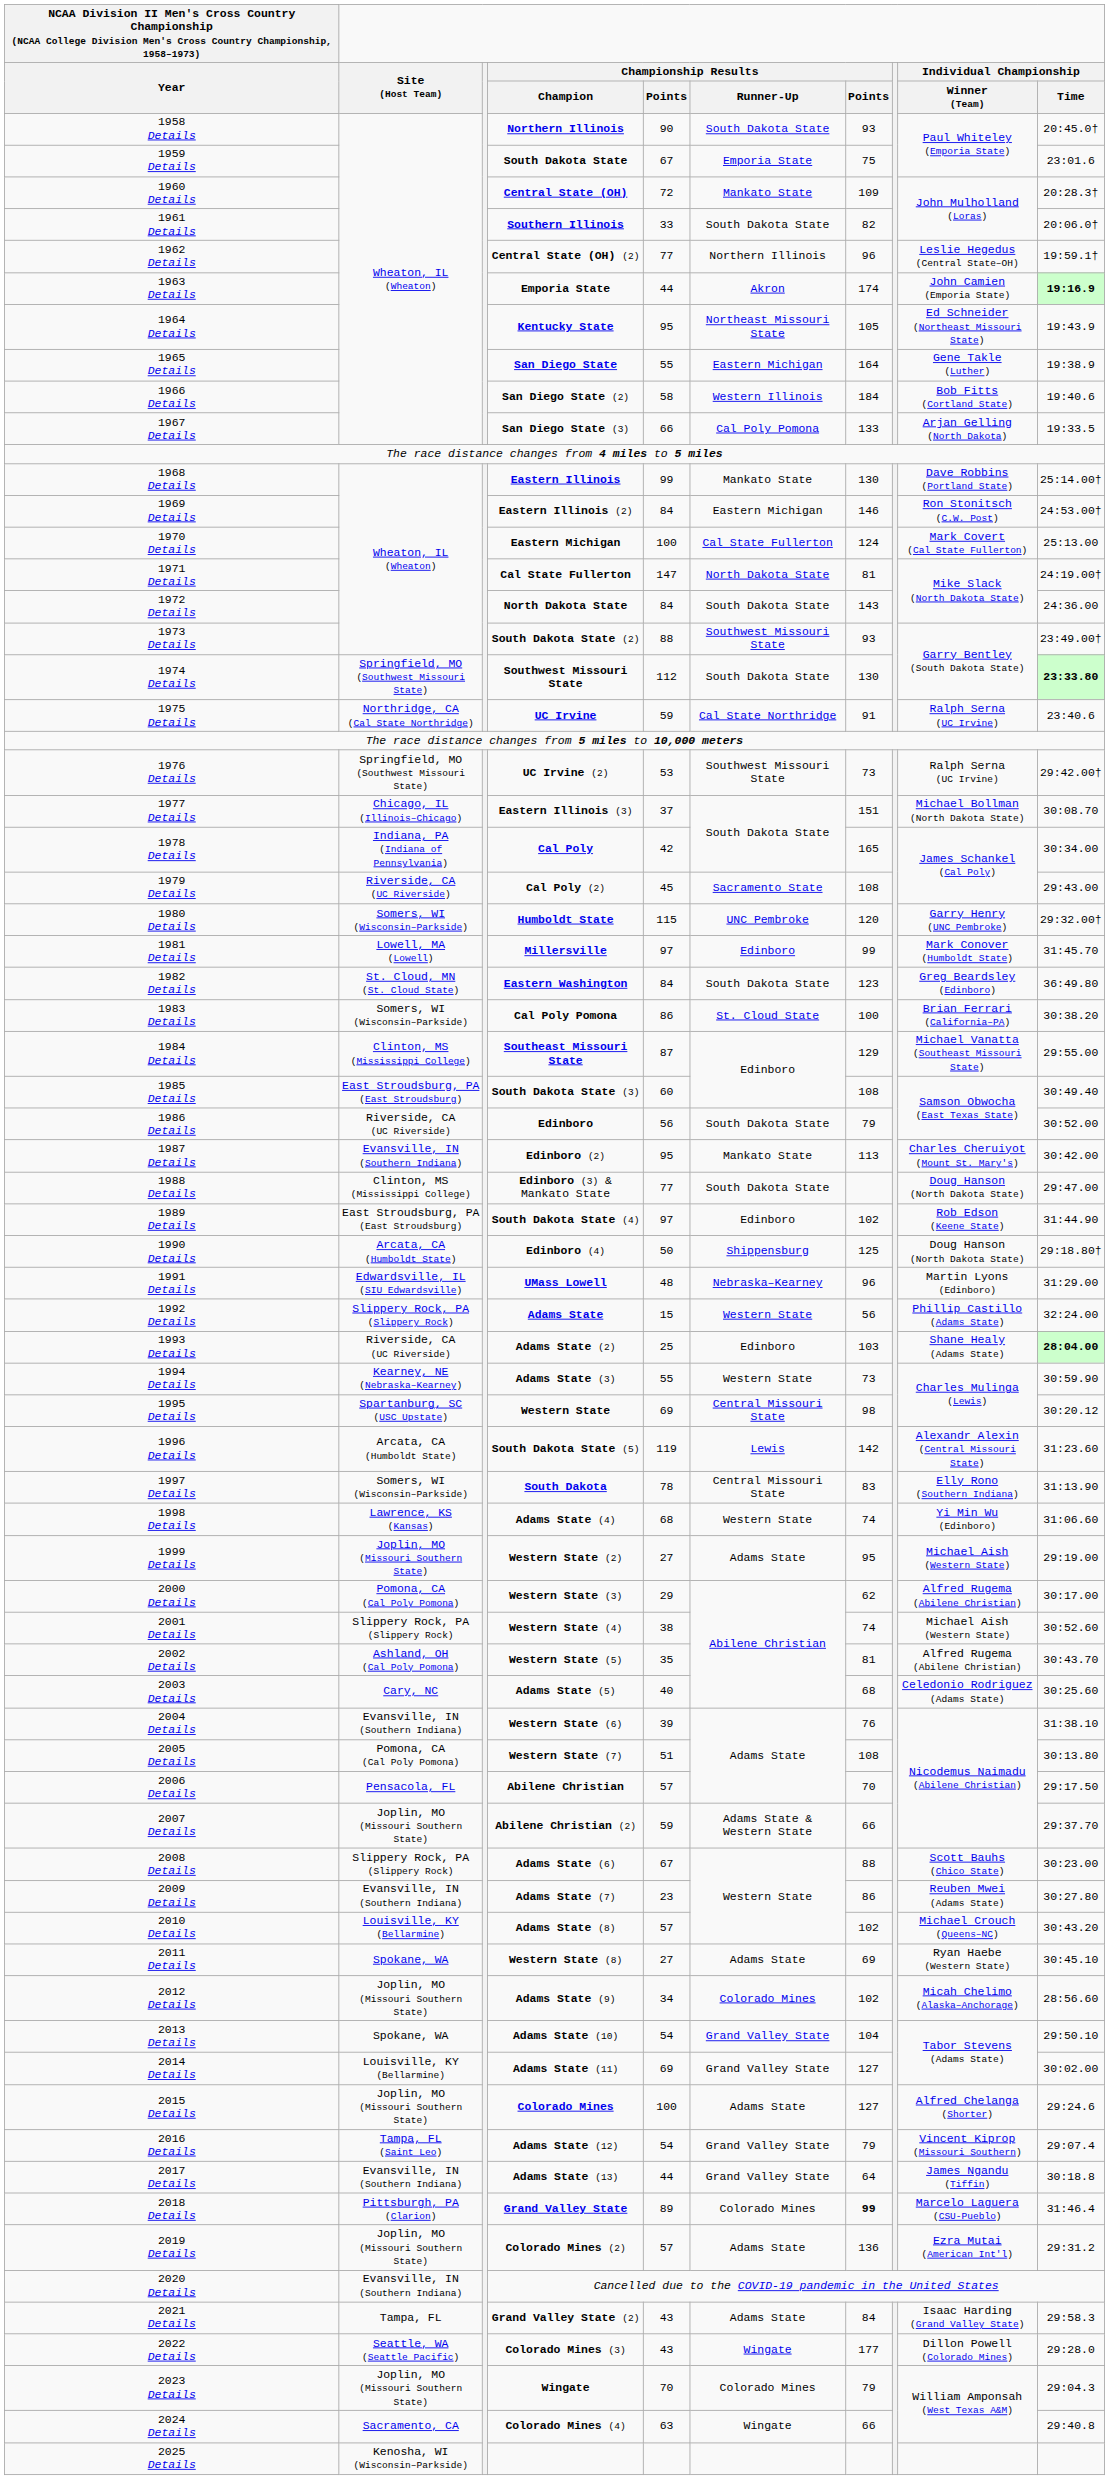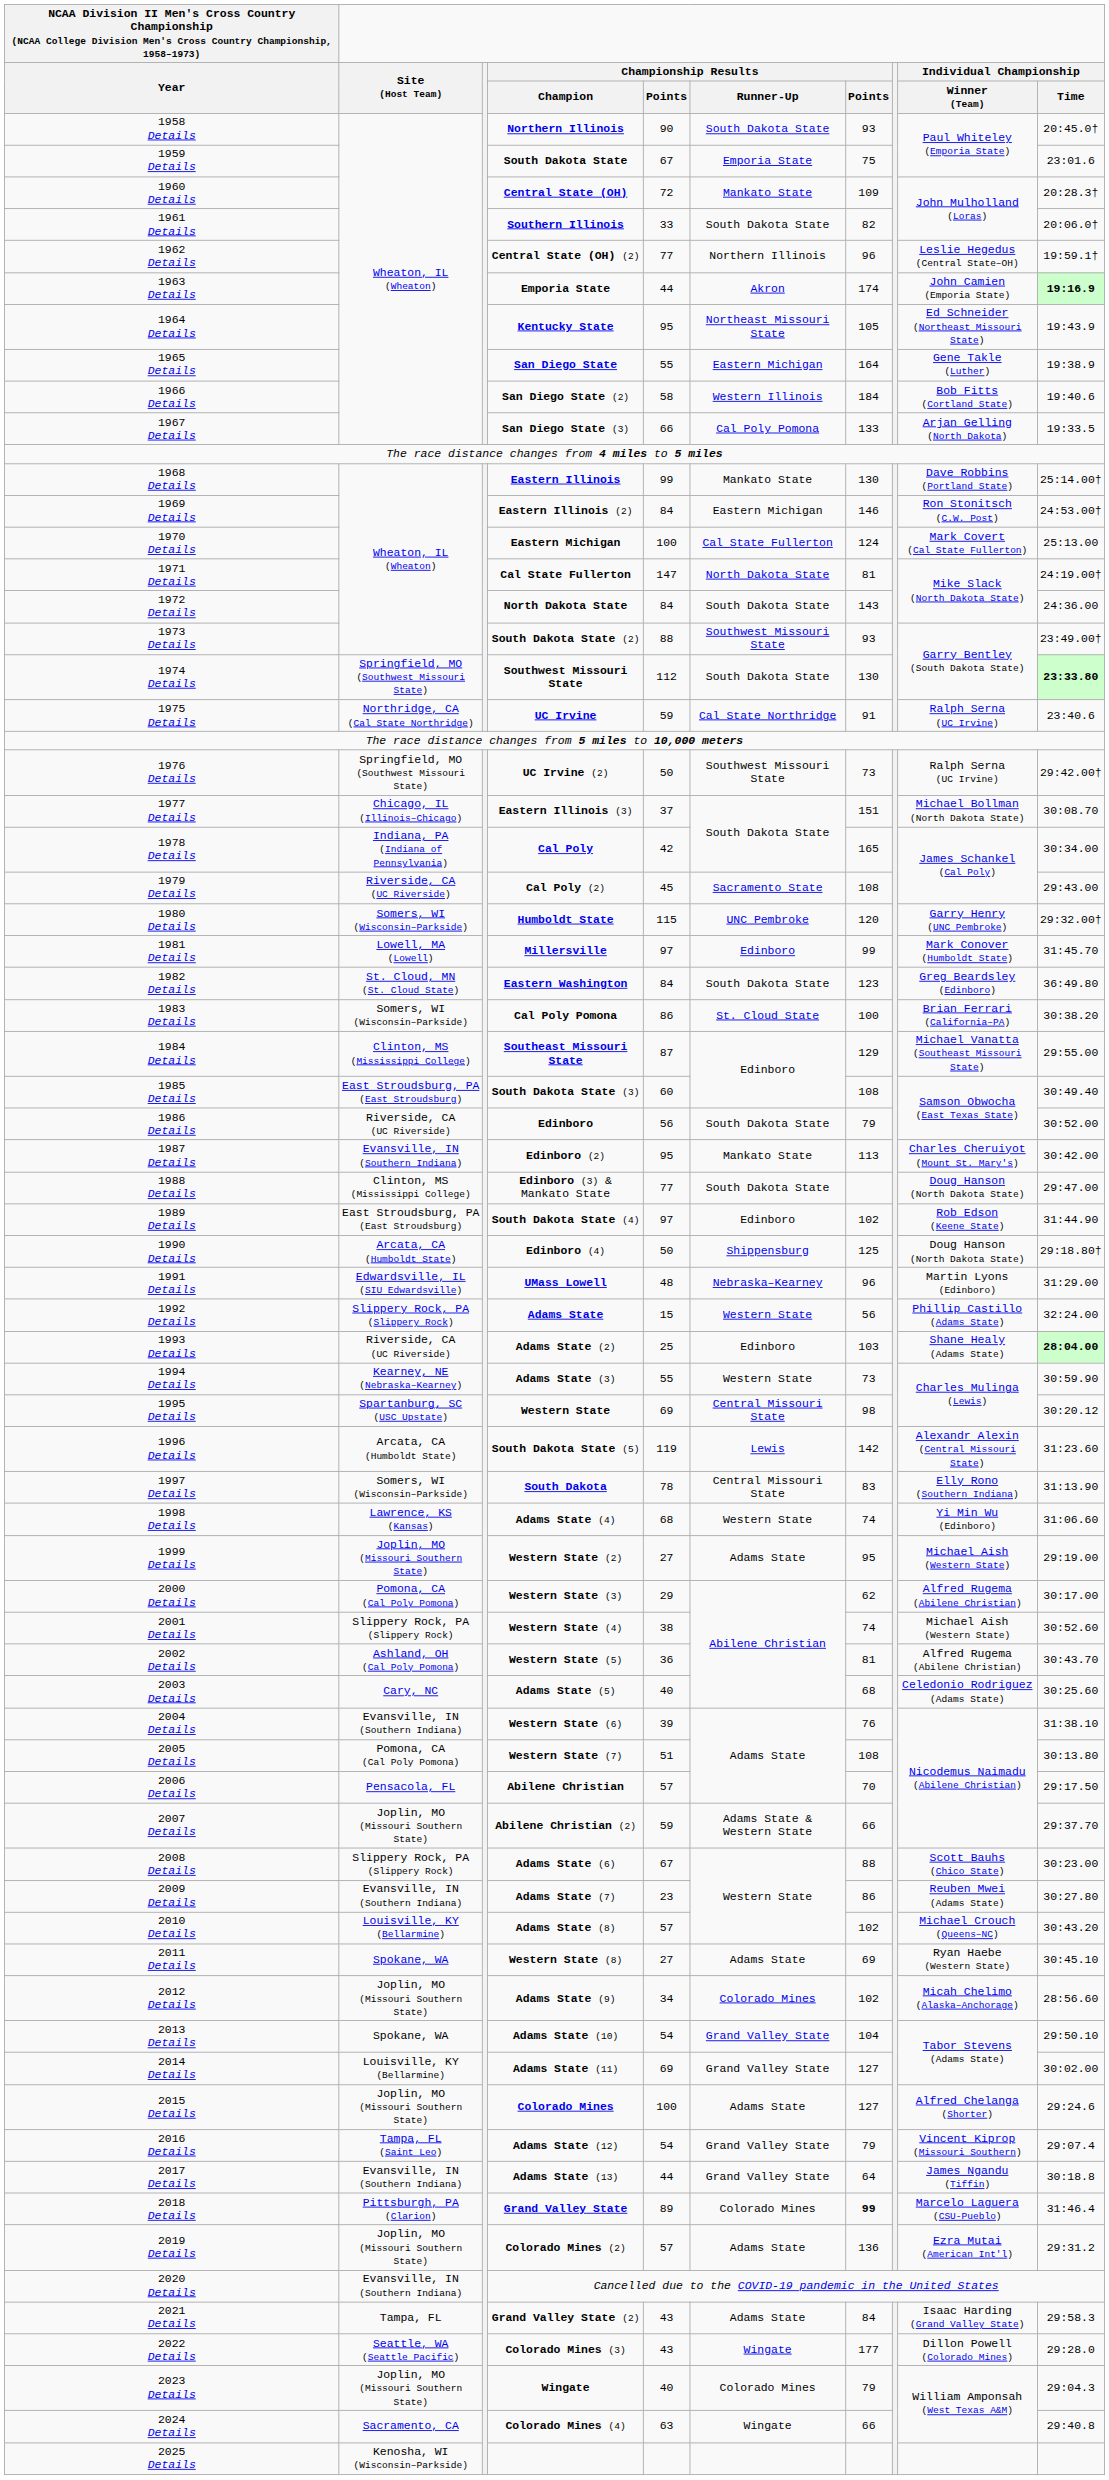(667, 773) 53 -> (667, 773) 50
(667, 1660) 35 -> (667, 1660) 36
(667, 2388) 70 -> (667, 2388) 40
